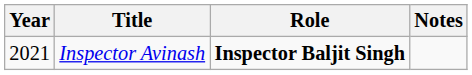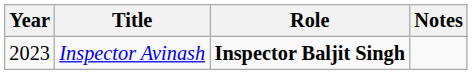(30, 52) 2021 -> (30, 52) 2023
